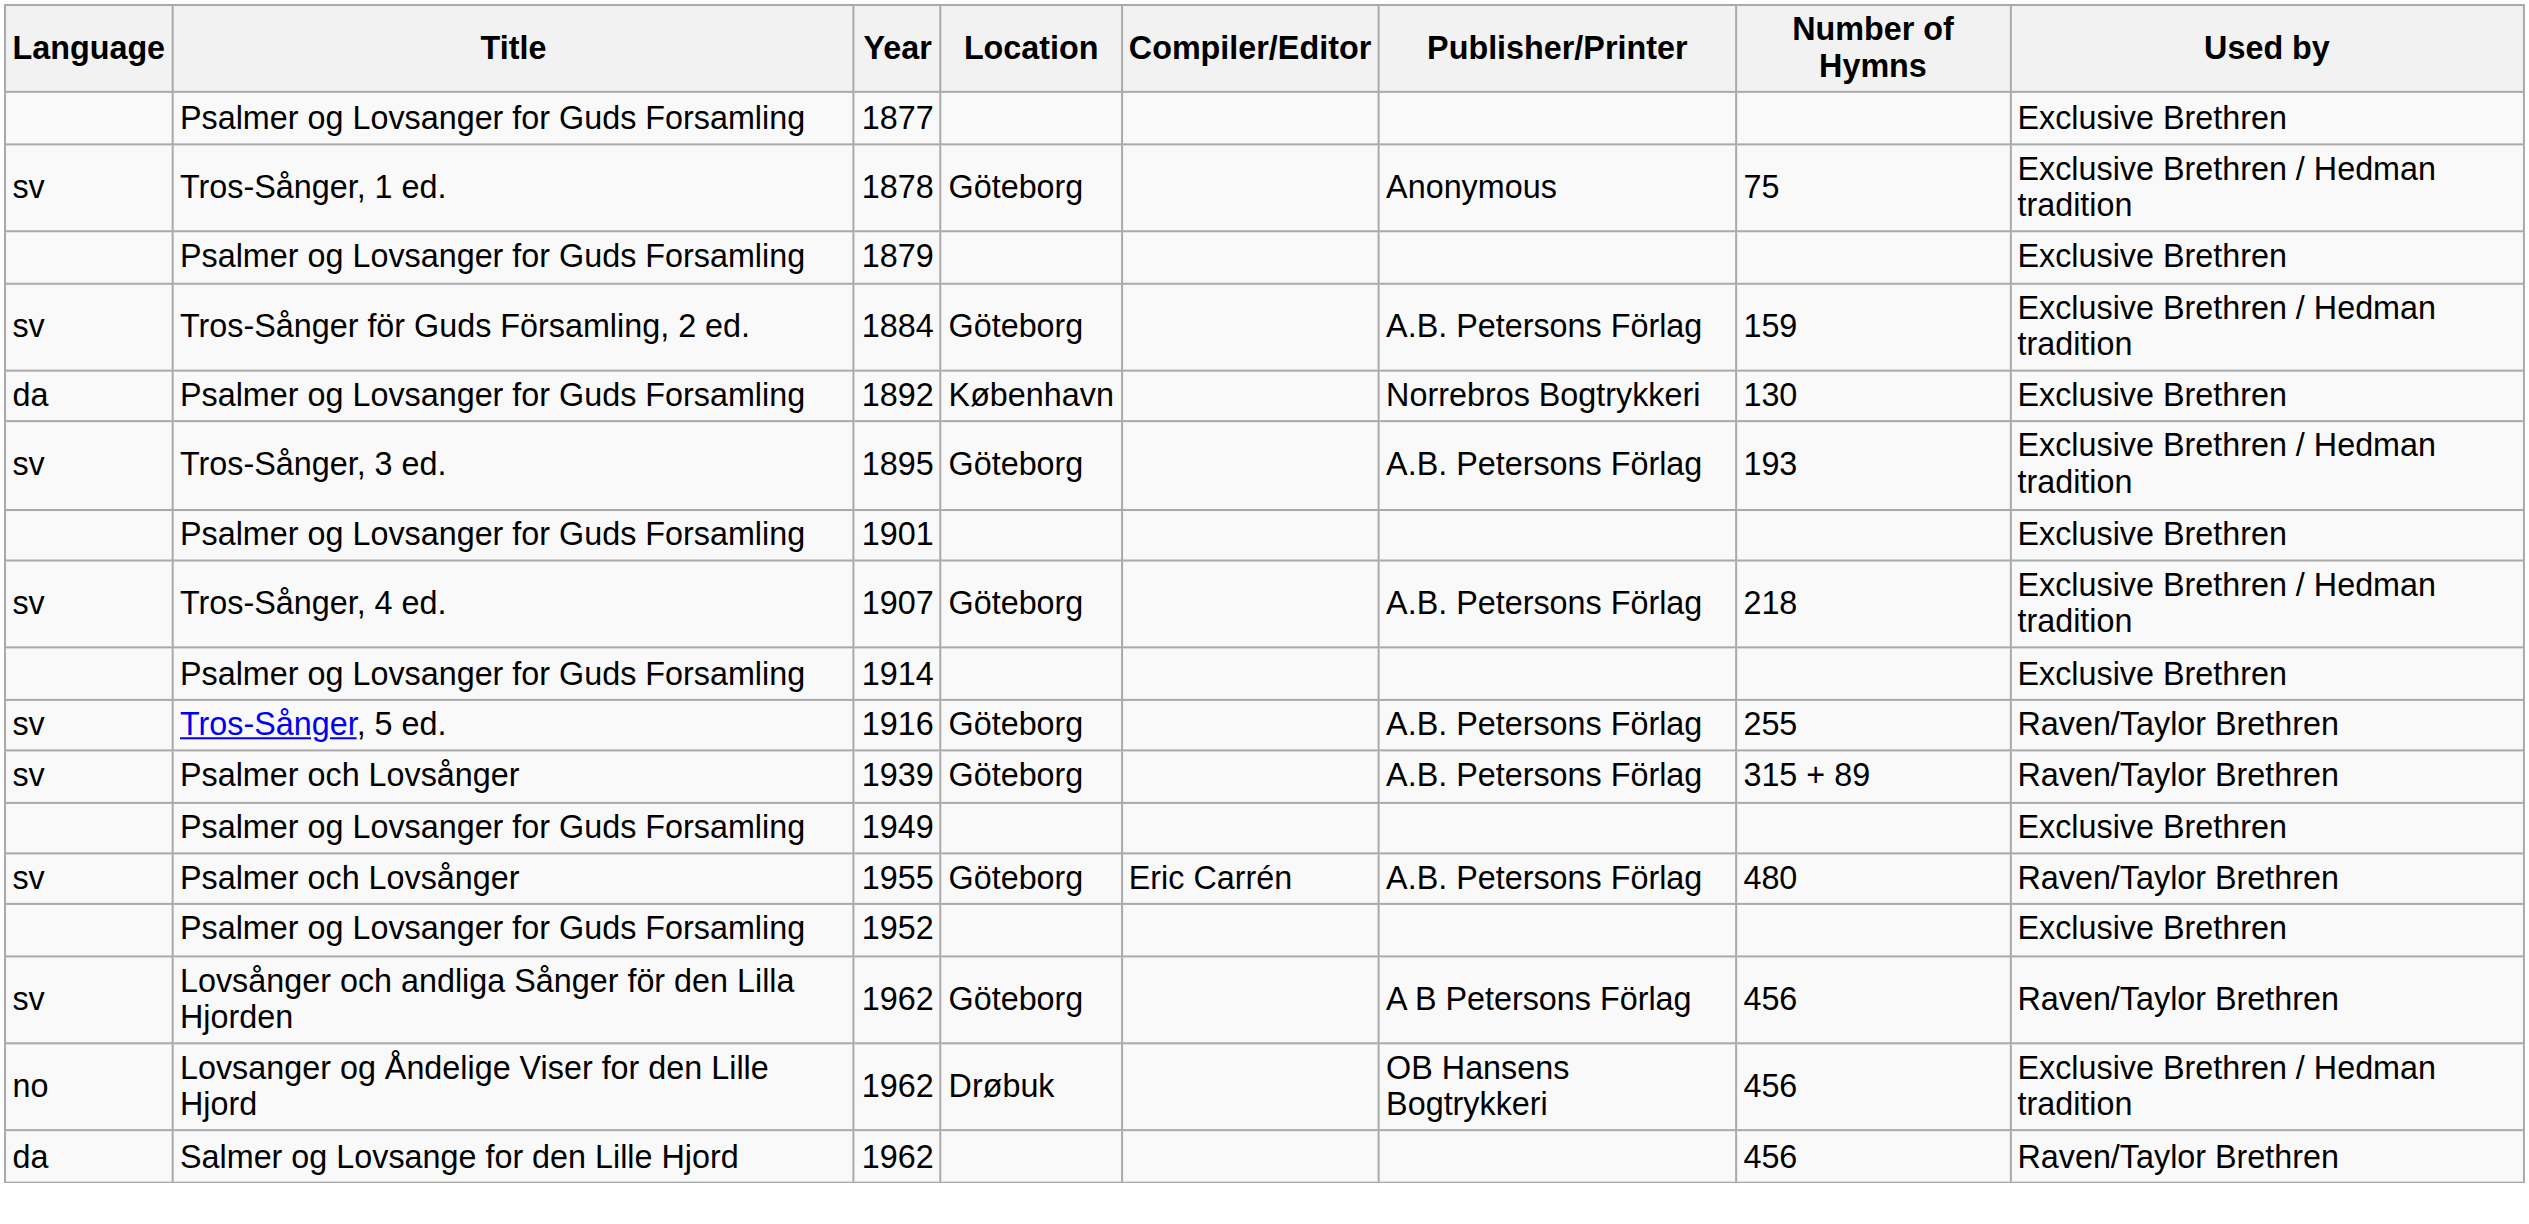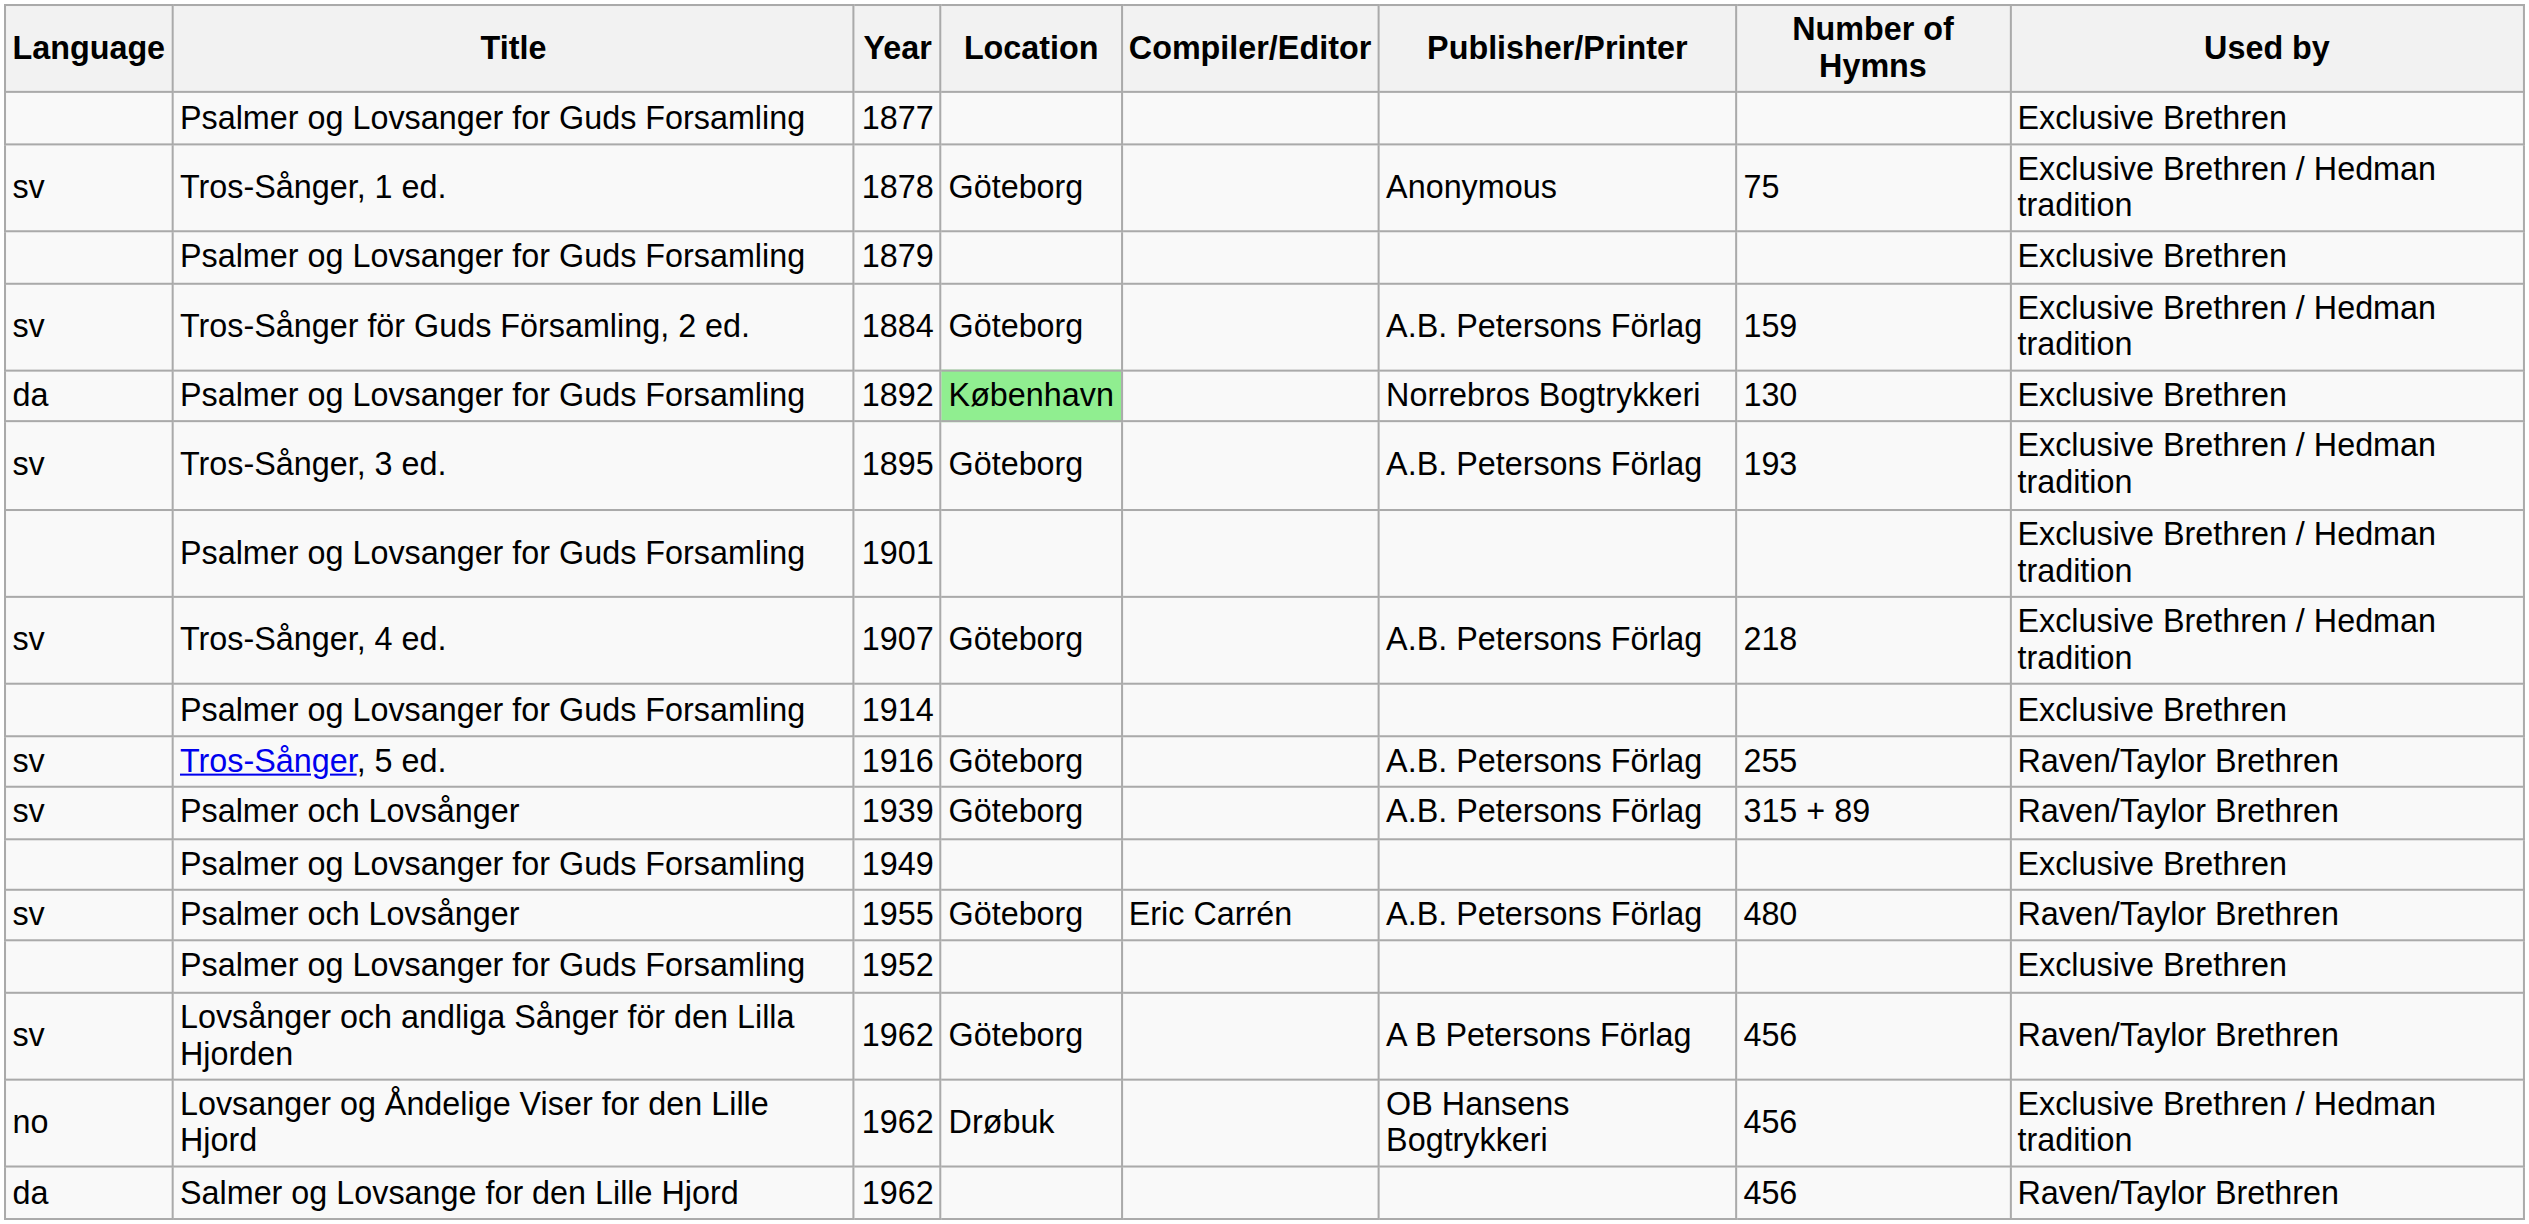(1031, 395) no background -> (1031, 395) lightgreen background
(2152, 534) Exclusive Brethren -> (2227, 552) Exclusive Brethren / Hedman tradition
